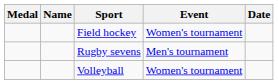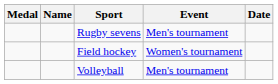rows swapped: (107, 32) <-> (109, 51)
(194, 70) Women's tournament -> (187, 70) Men's tournament
